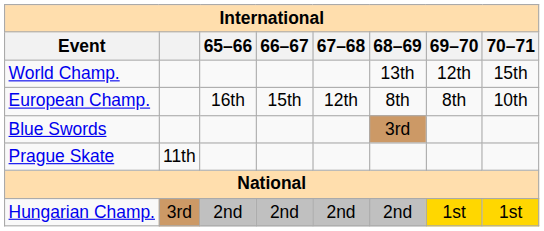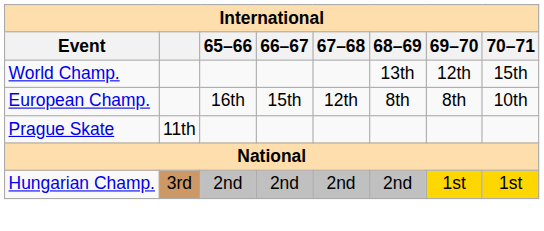- row: (58, 128)
